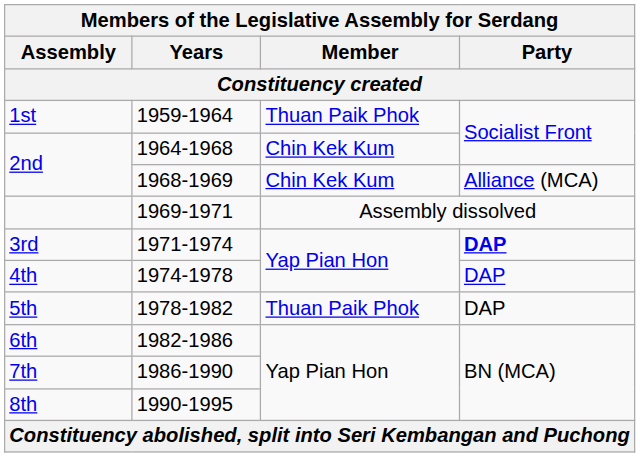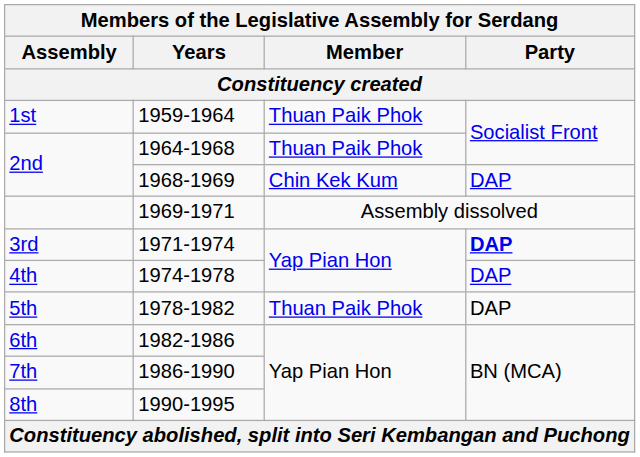(330, 148) Chin Kek Kum -> (346, 148) Thuan Paik Phok
(531, 180) Alliance (MCA) -> (491, 180) DAP
